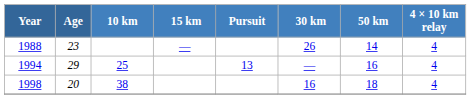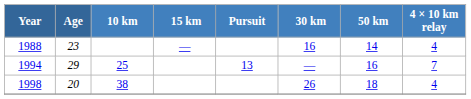(309, 46) 26 -> (309, 46) 16
(434, 65) 4 -> (434, 65) 7
(309, 85) 16 -> (309, 85) 26
